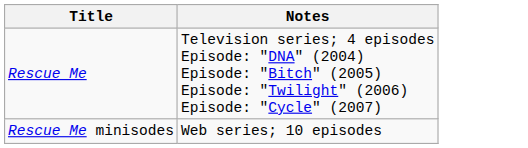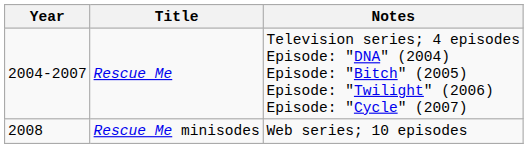+ column: (47, 16)
